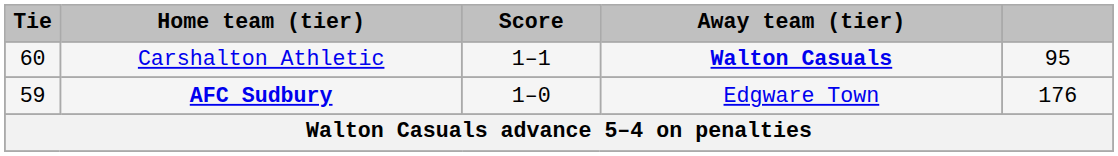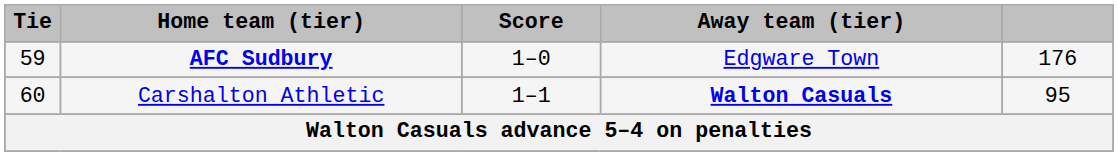rows swapped: (261, 96) <-> (261, 59)
